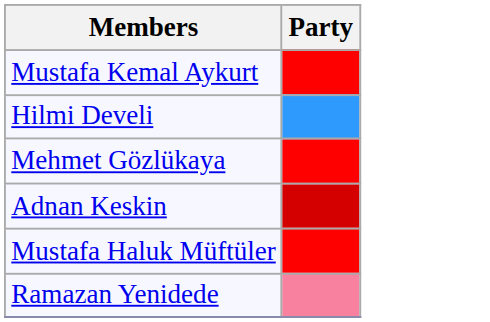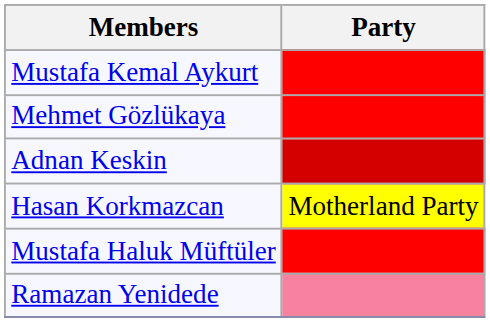- row: (82, 116)
+ row: (118, 205)
